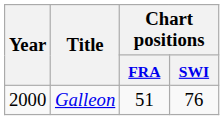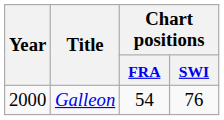(144, 99) 51 -> (144, 99) 54
